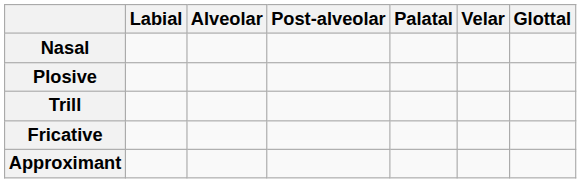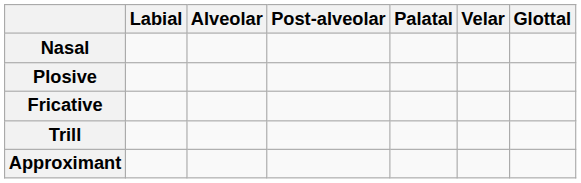rows swapped: (65, 134) <-> (65, 105)
